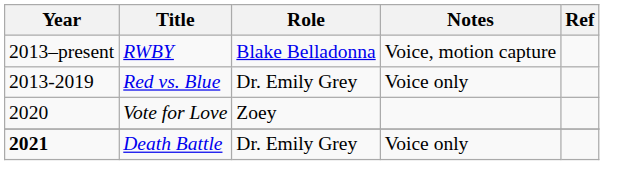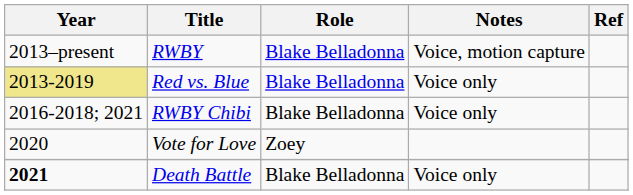(51, 81) no background -> (51, 81) khaki background
(297, 81) Dr. Emily Grey -> (335, 81) Blake Belladonna
+ row: (201, 112)
(297, 143) Dr. Emily Grey -> (335, 174) Blake Belladonna
